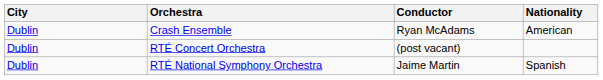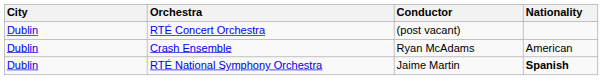rows swapped: (191, 30) <-> (208, 48)
(546, 65) normal -> (547, 65) bold
